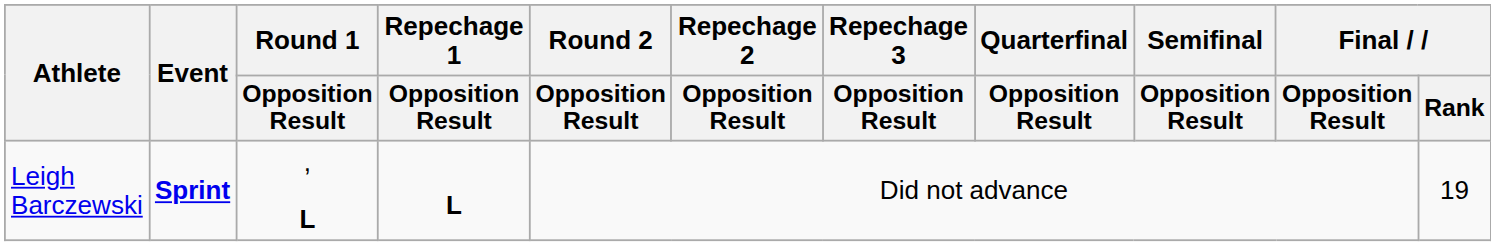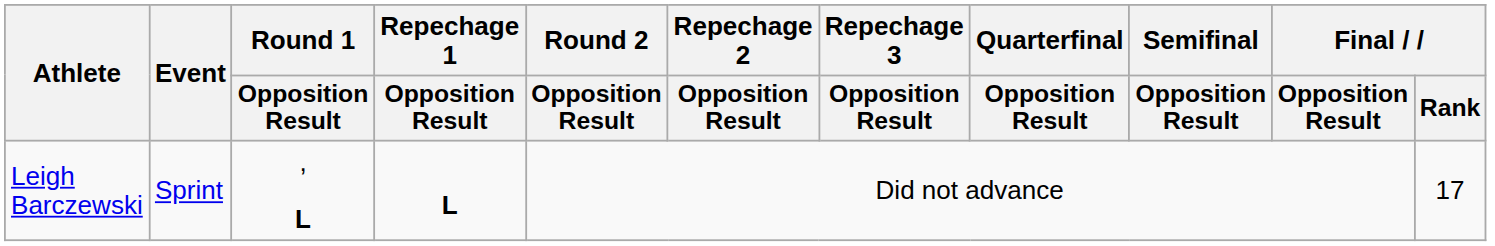(193, 191) bold -> (189, 191) normal
(1454, 191) 19 -> (1450, 191) 17
